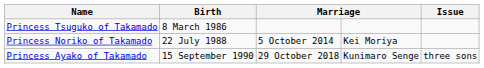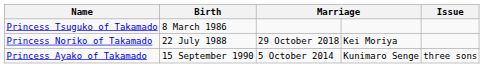(296, 41) 5 October 2014 -> (299, 41) 29 October 2018
(299, 56) 29 October 2018 -> (296, 56) 5 October 2014
